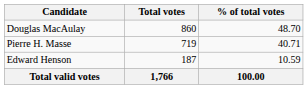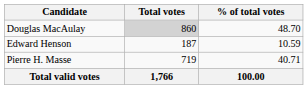(189, 28) no background -> (189, 28) lightgrey background
rows swapped: (39, 44) <-> (39, 60)
